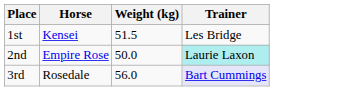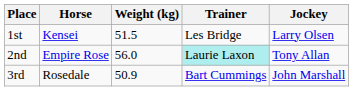+ column: (309, 14)
(126, 55) 50.0 -> (126, 55) 56.0
(126, 75) 56.0 -> (126, 75) 50.9
(226, 75) lavender background -> (226, 75) no background
